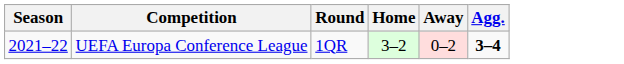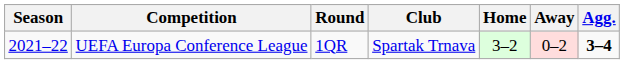+ column: (424, 17)
